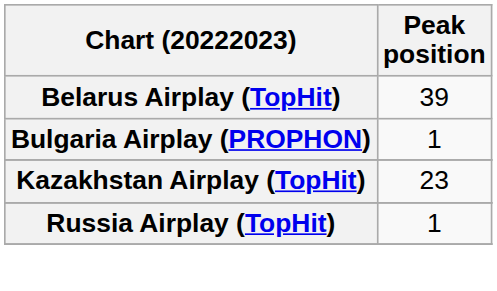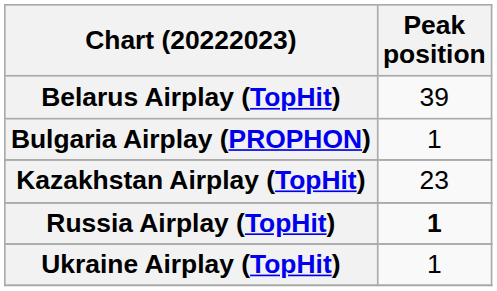(434, 222) normal -> (434, 222) bold
+ row: (191, 264)
